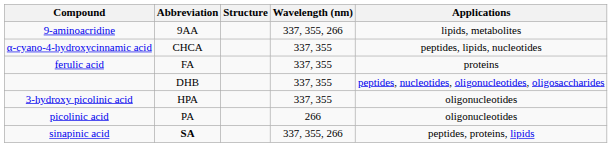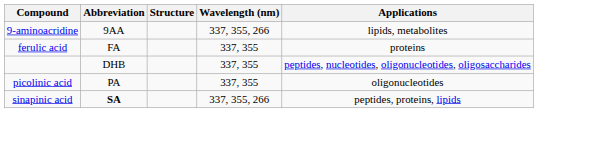- row: (79, 47)
- row: (79, 99)
(313, 116) 266 -> (239, 82) 337, 355
